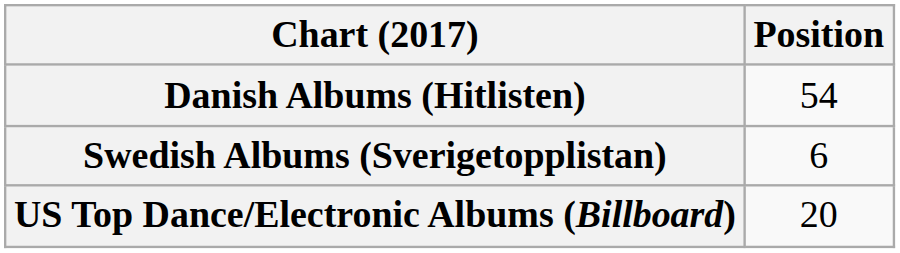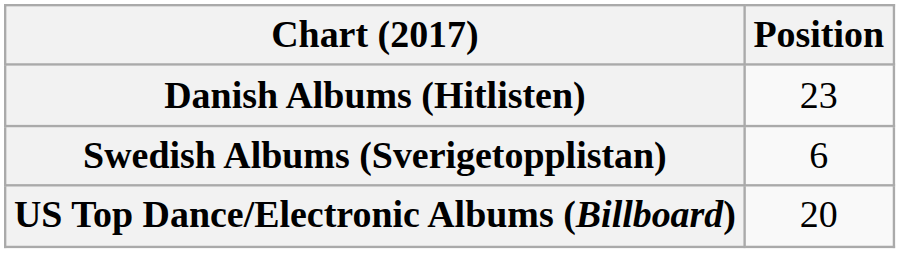(819, 94) 54 -> (819, 94) 23
